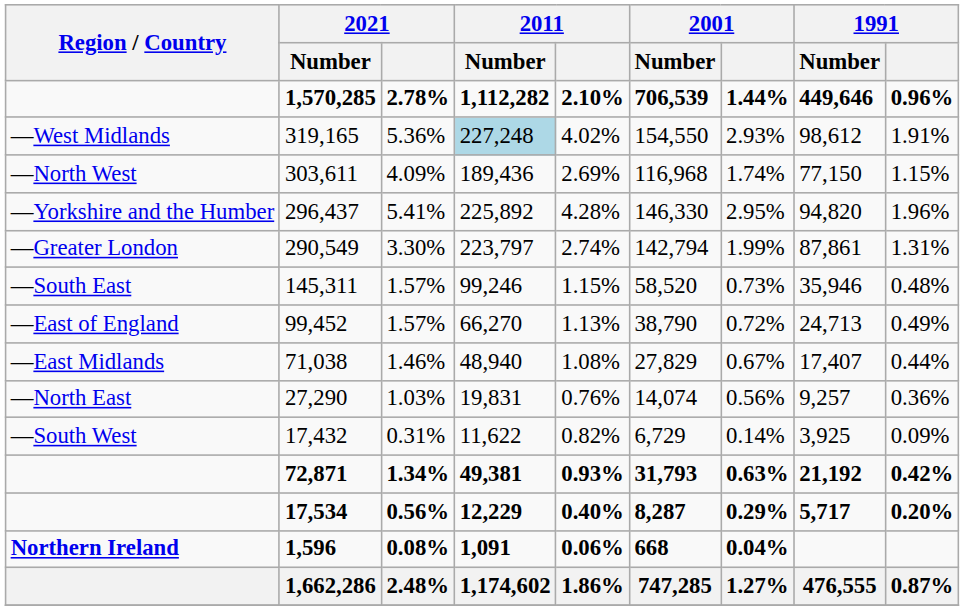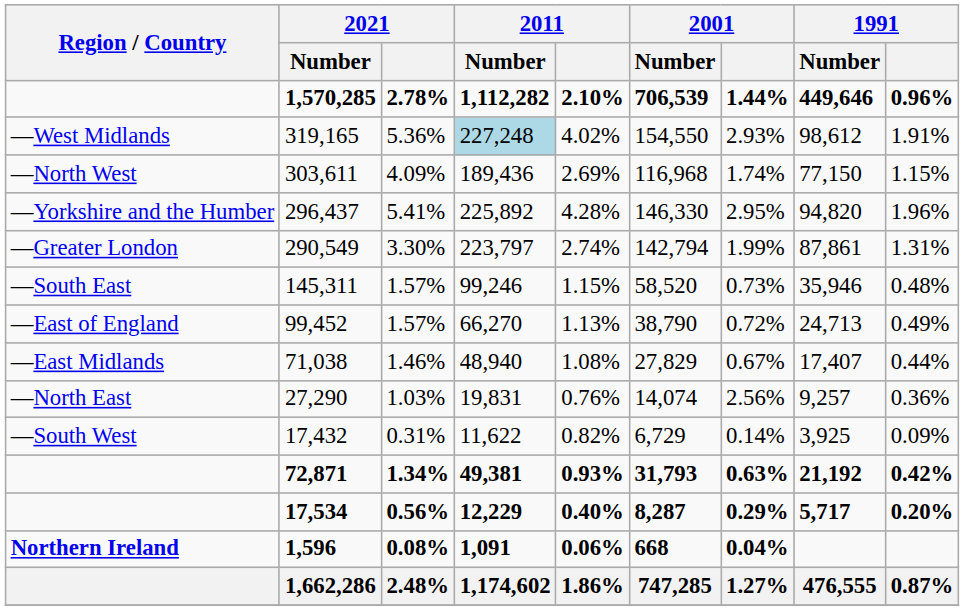(755, 398) 0.56% -> (755, 398) 2.56%
